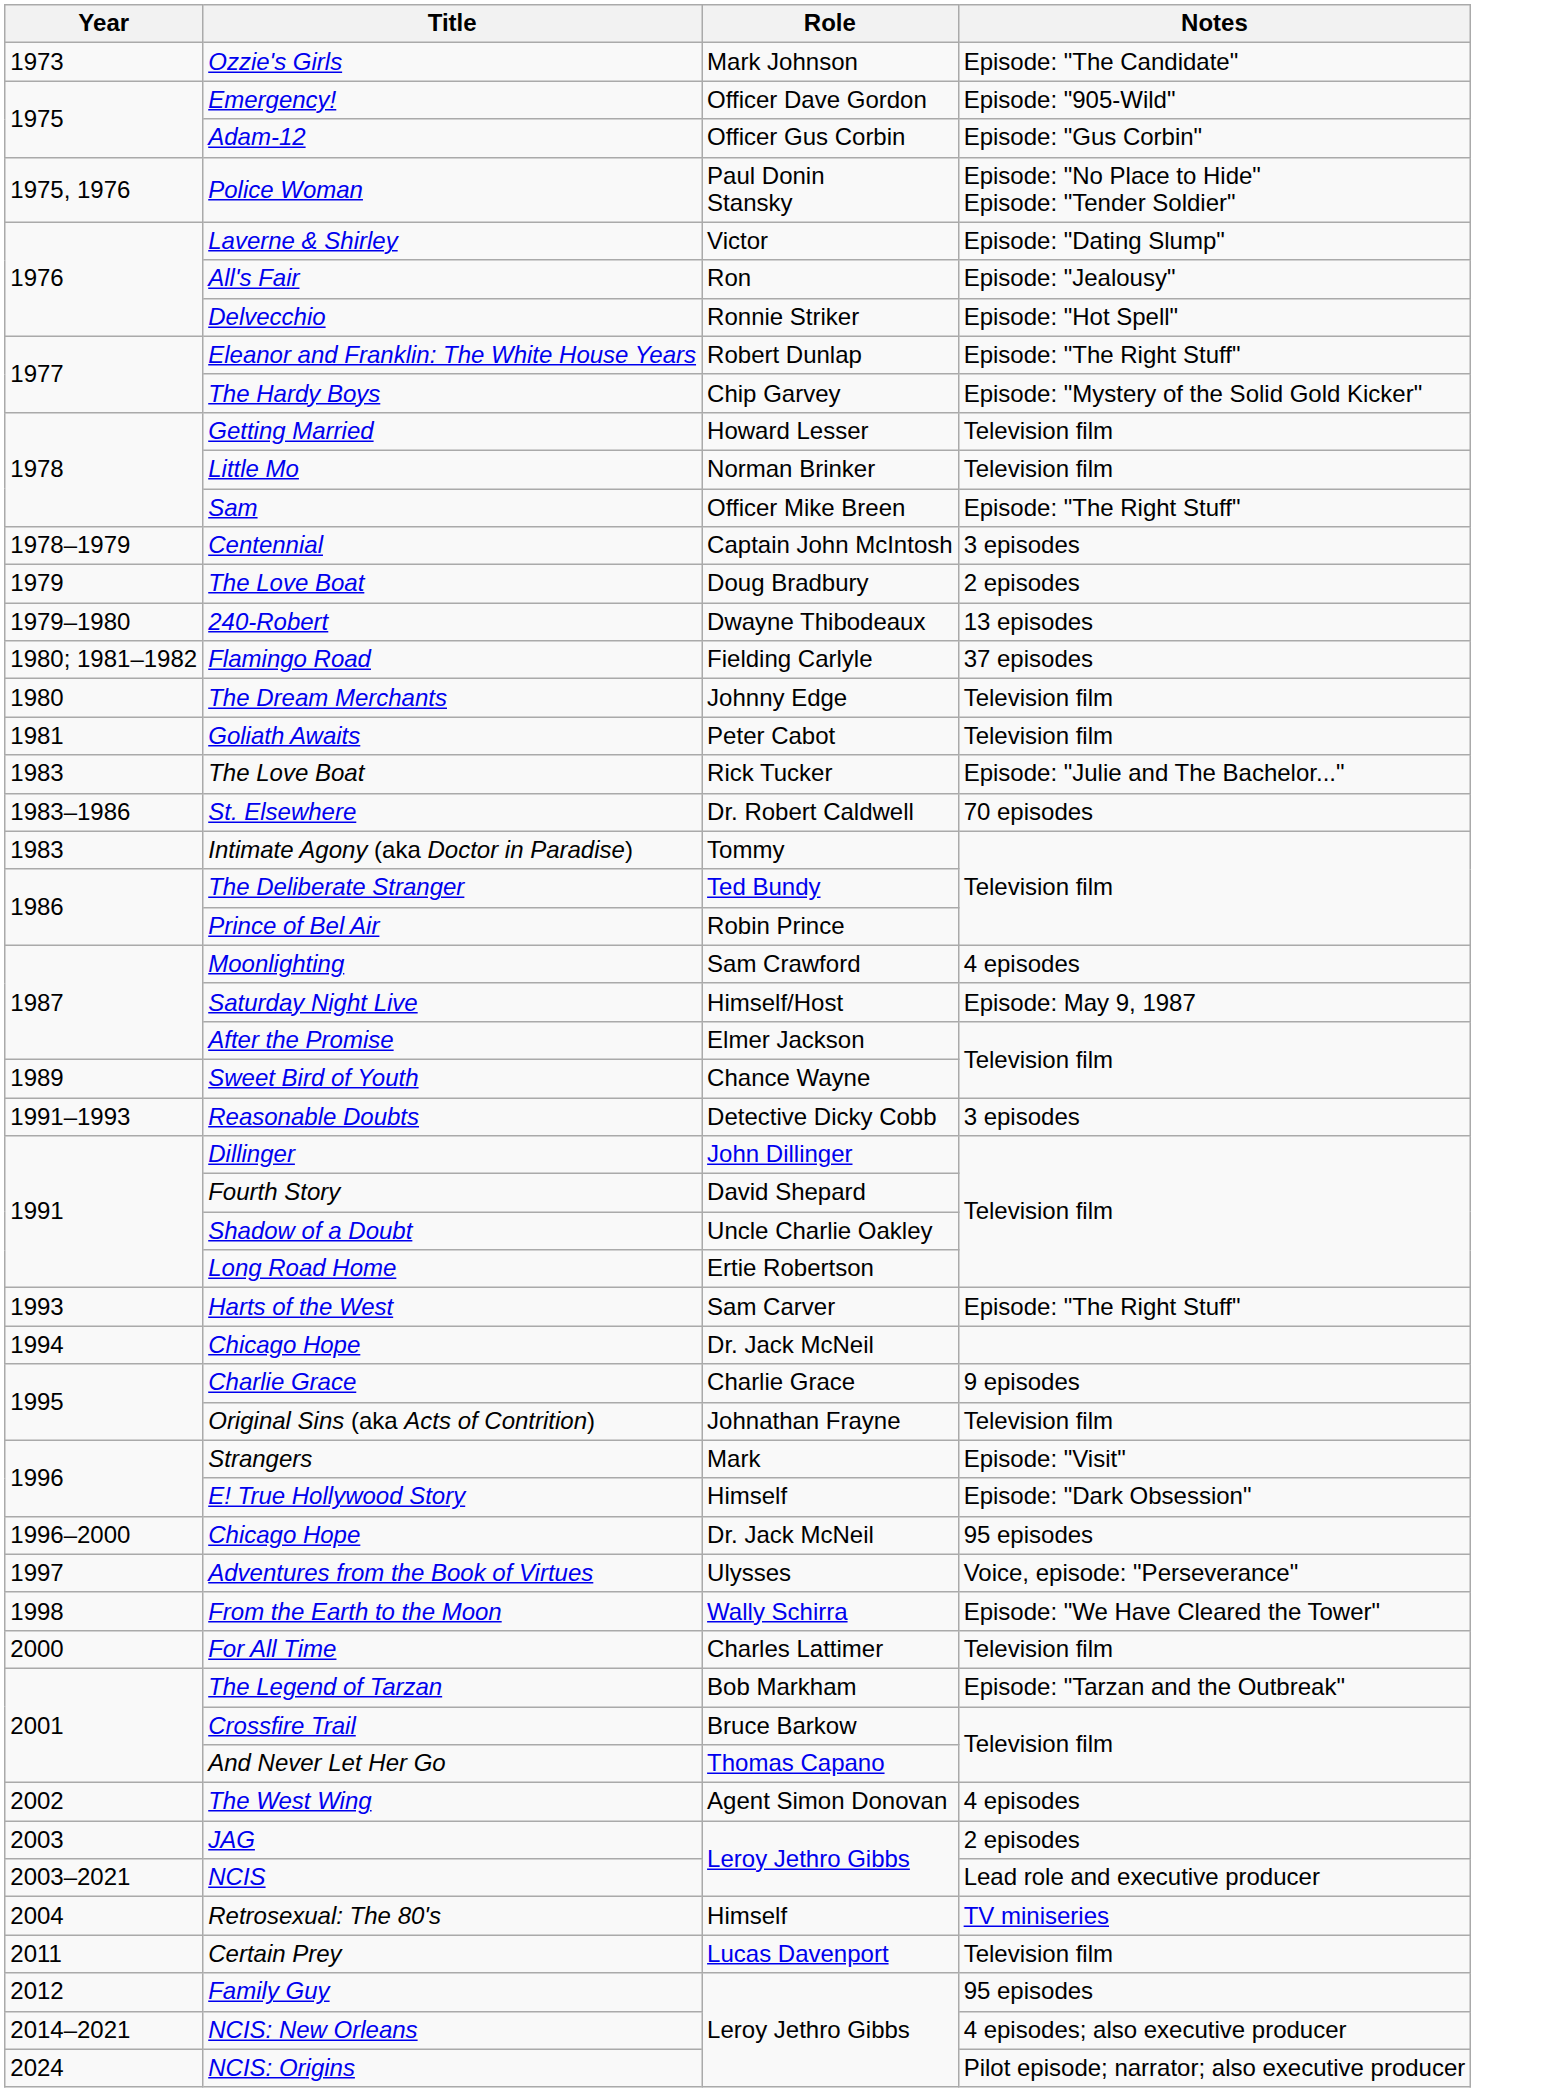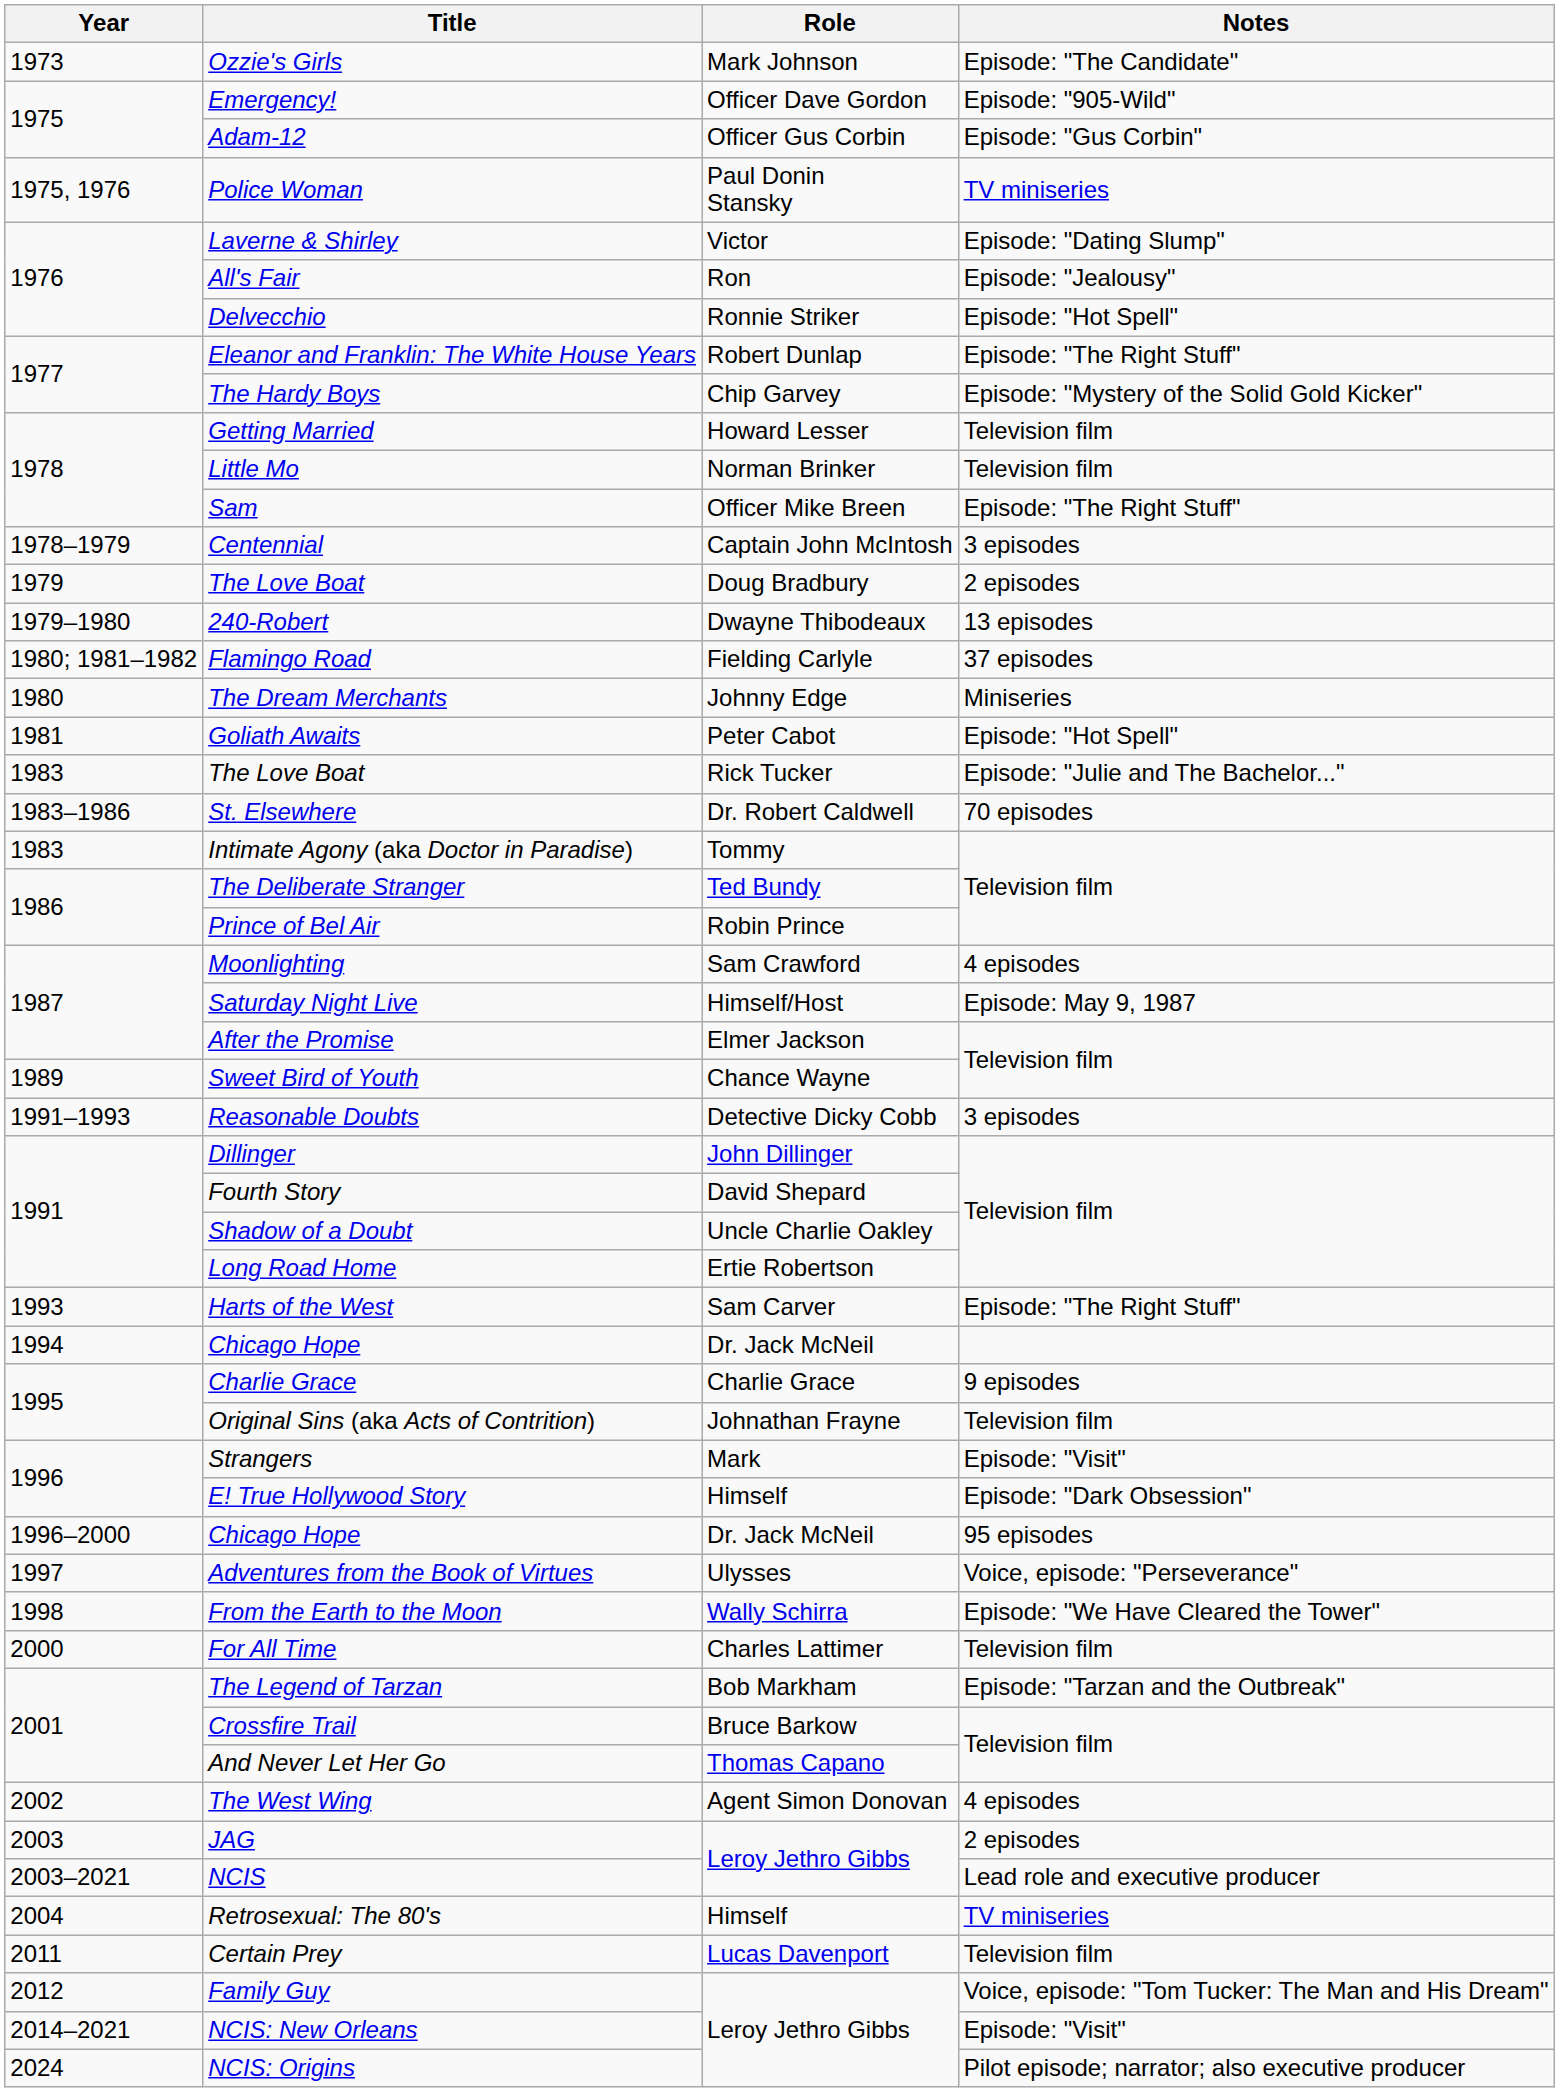(1112, 189) Episode: "No Place to Hide" Episode: "Tender Soldier" -> (1036, 189) TV miniseries
(1038, 697) Television film -> (1018, 697) Miniseries
(1038, 735) Television film -> (1071, 735) Episode: "Hot Spell"
(1028, 1991) 95 episodes -> (1256, 1991) Voice, episode: "Tom Tucker: The Man and His Dream"
(1155, 2029) 4 episodes; also executive producer -> (1045, 2029) Episode: "Visit"
